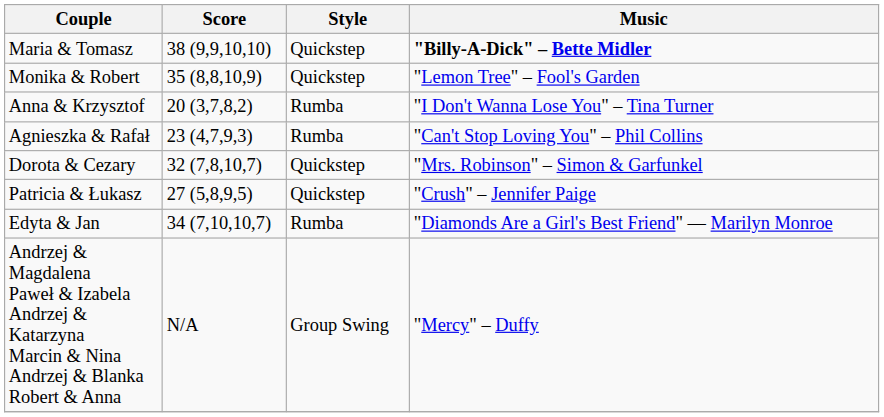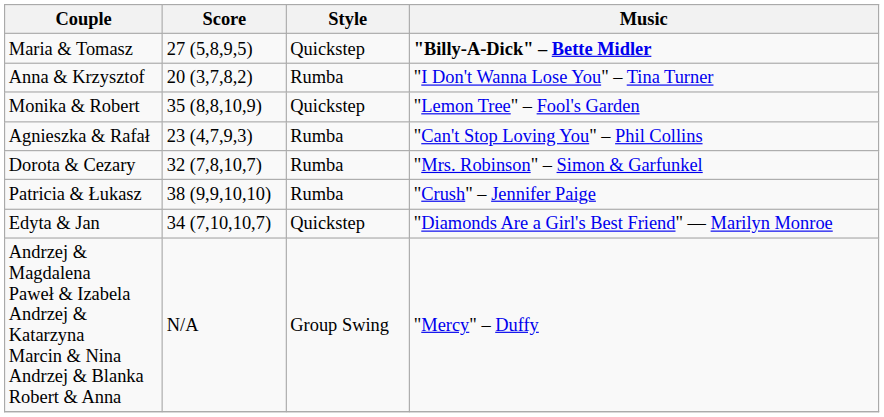(219, 48) 38 (9,9,10,10) -> (210, 48) 27 (5,8,9,5)
rows swapped: (77, 106) <-> (74, 77)
(328, 164) Quickstep -> (317, 164) Rumba
(210, 194) 27 (5,8,9,5) -> (219, 194) 38 (9,9,10,10)
(328, 194) Quickstep -> (317, 194) Rumba
(317, 223) Rumba -> (328, 223) Quickstep
